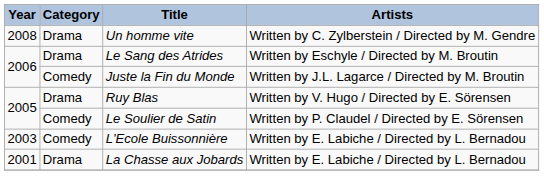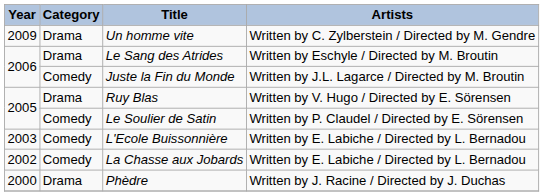(22, 36) 2008 -> (22, 36) 2009
(22, 160) 2001 -> (22, 160) 2002
(62, 160) Drama -> (67, 160) Comedy
+ row: (127, 181)
